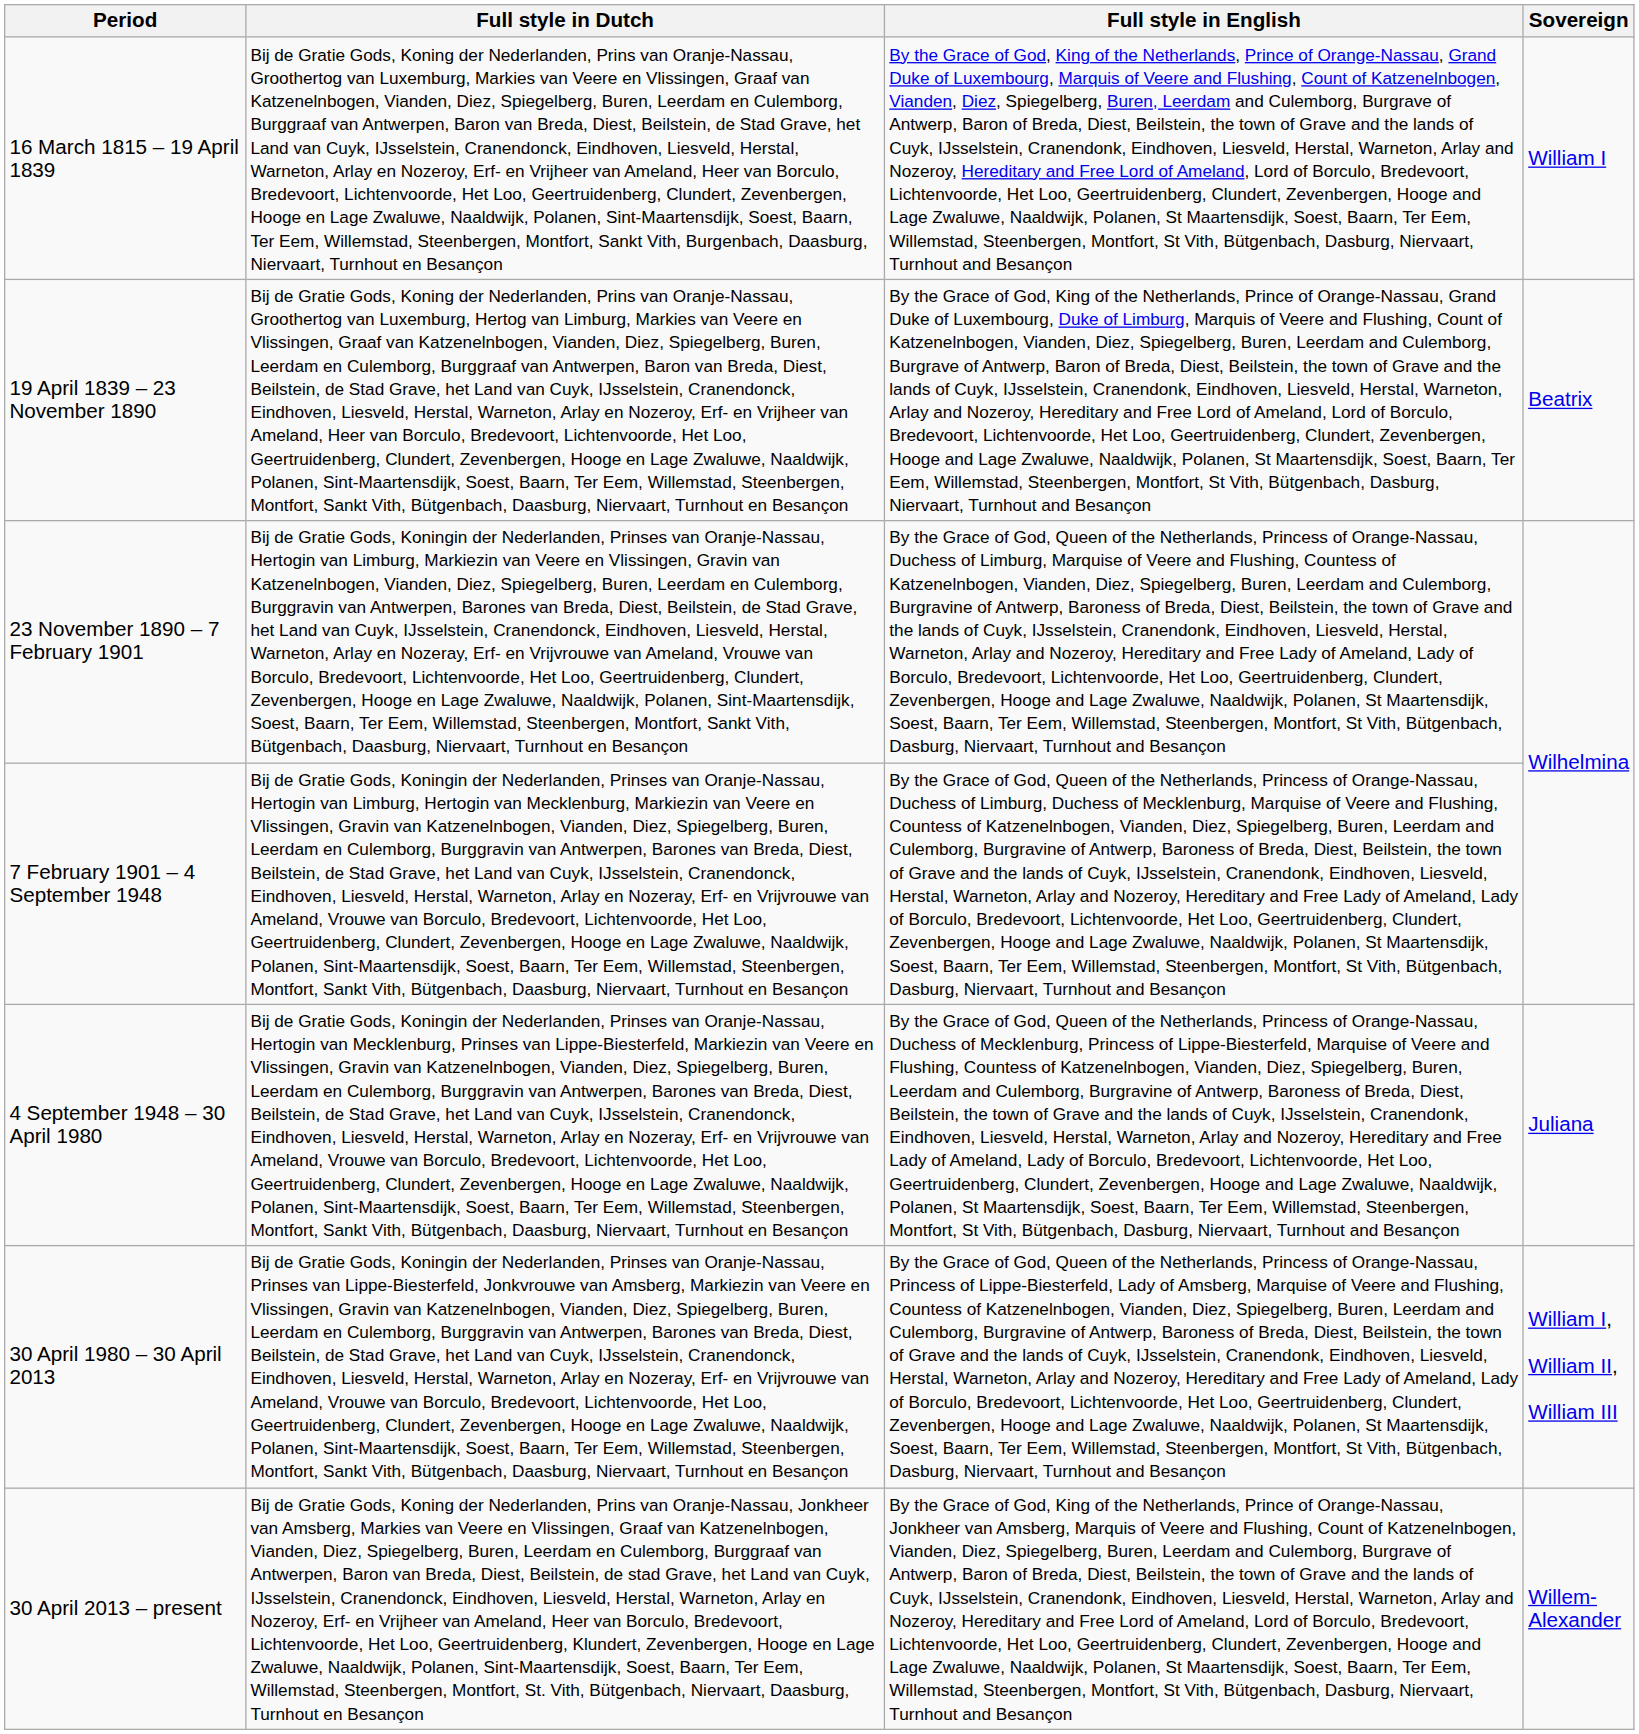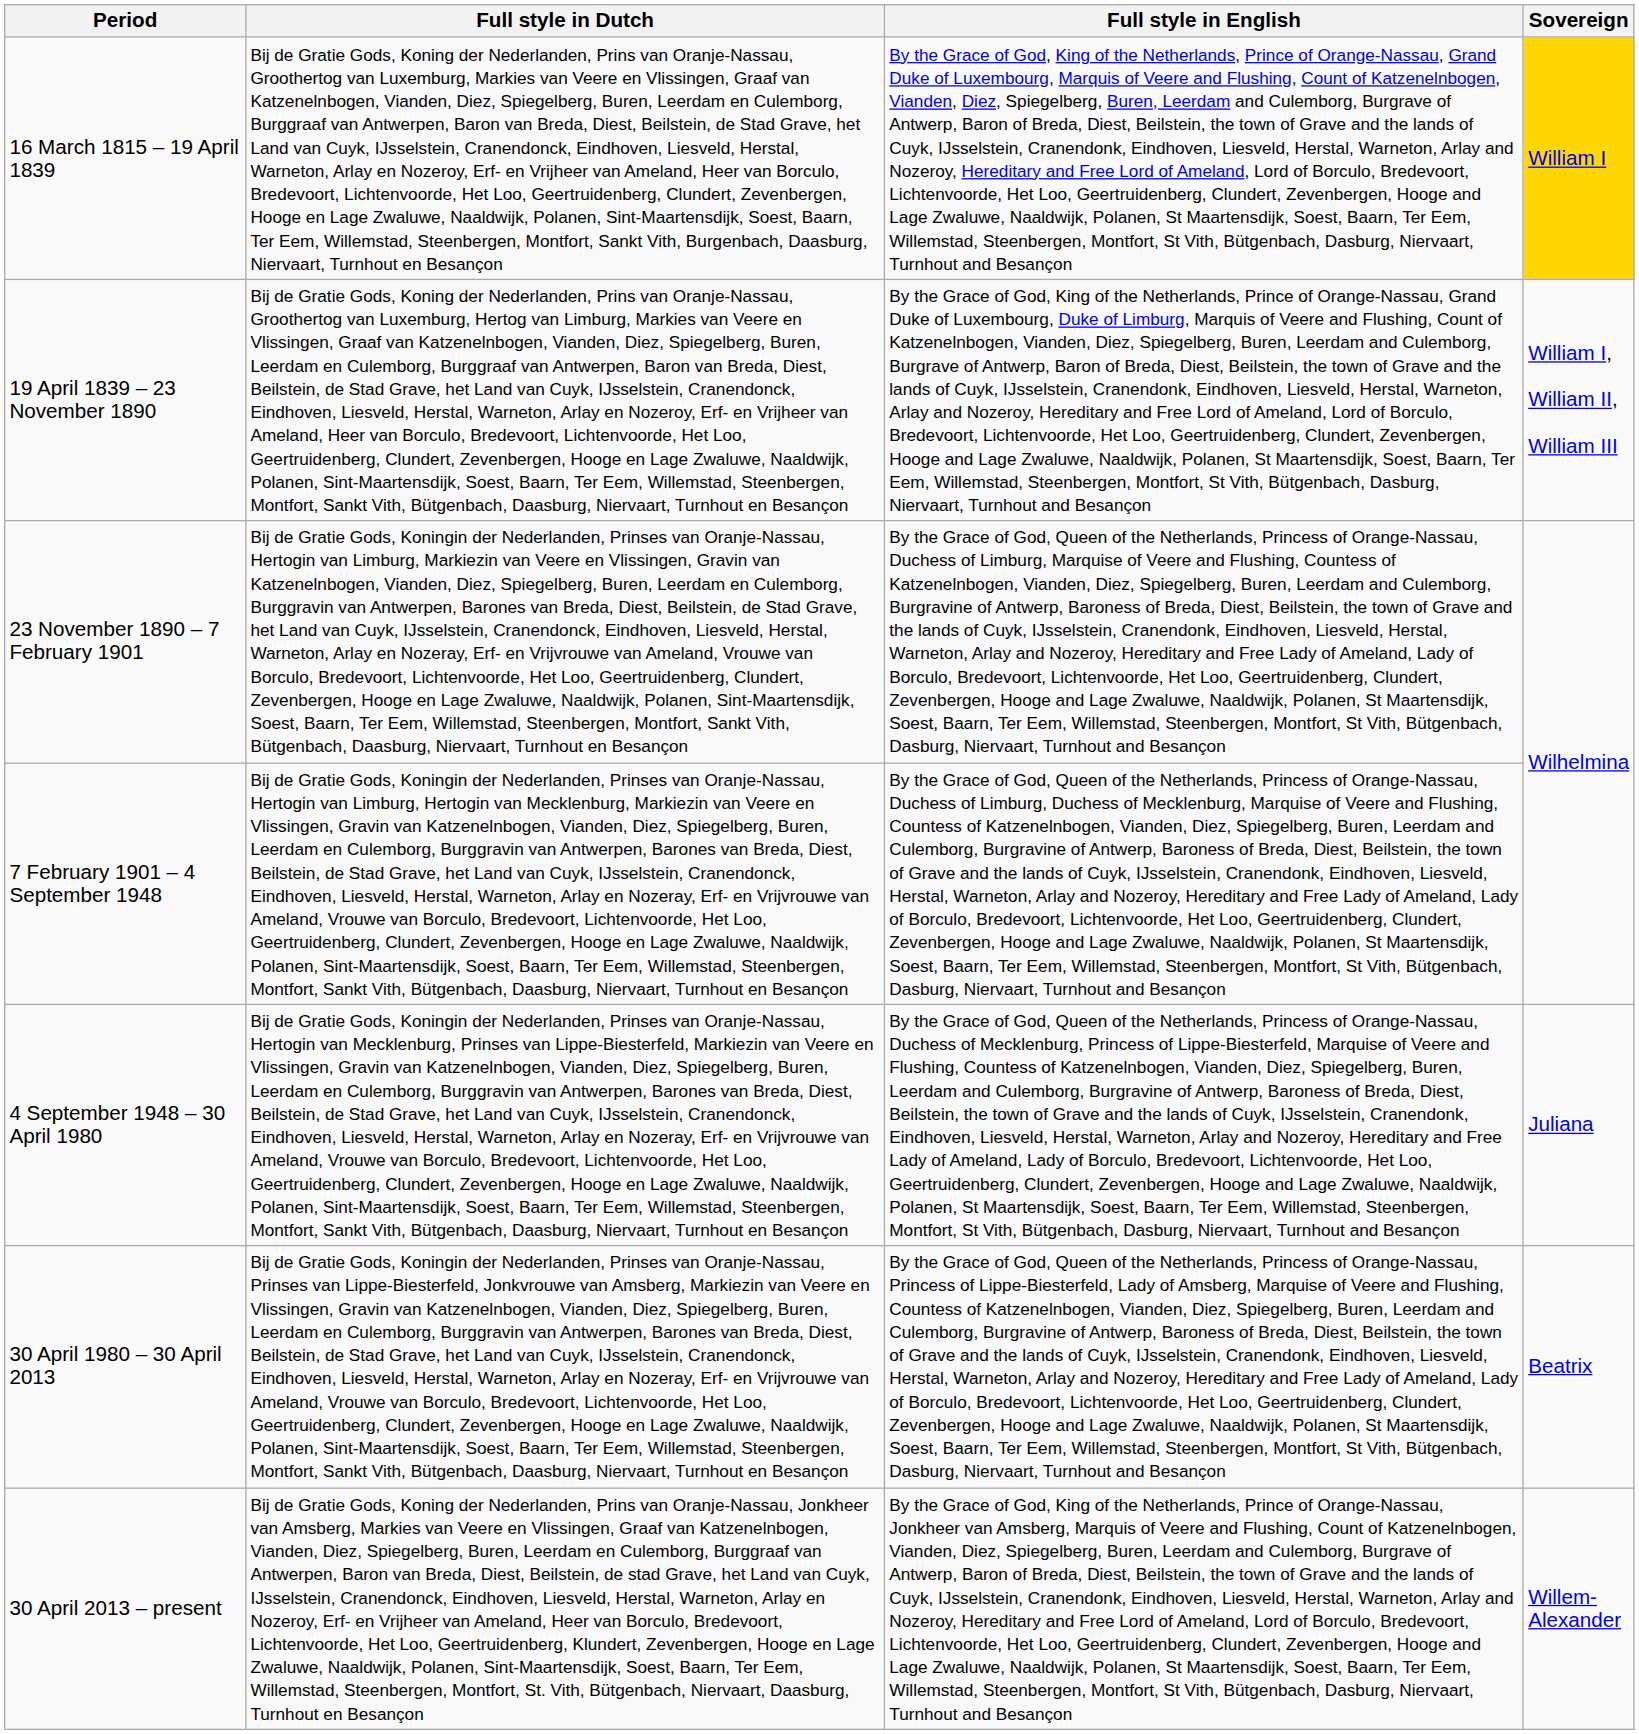(1567, 158) no background -> (1567, 158) gold background
(1560, 399) Beatrix -> (1573, 399) William I, William II, William III
(1573, 1366) William I, William II, William III -> (1560, 1366) Beatrix
